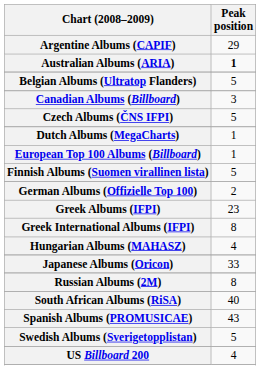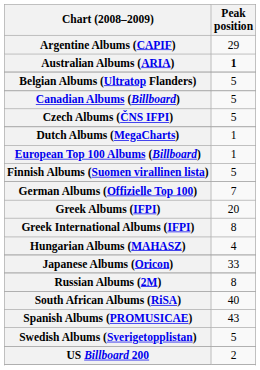(234, 99) 3 -> (234, 99) 5
(234, 191) 2 -> (234, 191) 7
(234, 209) 23 -> (234, 209) 20
(234, 355) 4 -> (234, 355) 2
